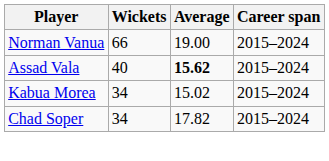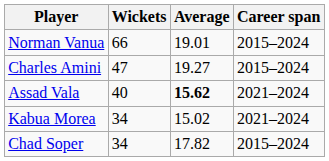(192, 42) 19.00 -> (192, 42) 19.01
+ row: (55, 67)
(273, 67) 2015–2024 -> (273, 93) 2021–2024
(273, 93) 2015–2024 -> (273, 118) 2021–2024
